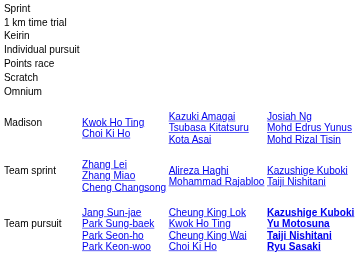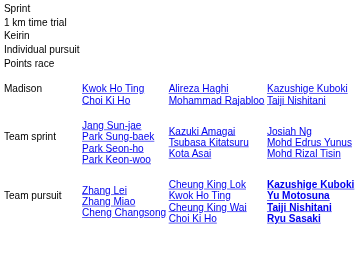- row: (21, 78)
- row: (23, 91)
(209, 128) Kazuki Amagai Tsubasa Kitatsuru Kota Asai -> (217, 95) Alireza Haghi Mohammad Rajabloo
(309, 128) Josiah Ng Mohd Edrus Yunus Mohd Rizal Tisin -> (307, 95) Kazushige Kuboki Taiji Nishitani
(124, 176) Zhang Lei Zhang Miao Cheng Changsong -> (118, 142) Jang Sun-jae Park Sung-baek Park Seon-ho Park Keon-woo
(217, 176) Alireza Haghi Mohammad Rajabloo -> (209, 142) Kazuki Amagai Tsubasa Kitatsuru Kota Asai
(307, 176) Kazushige Kuboki Taiji Nishitani -> (309, 142) Josiah Ng Mohd Edrus Yunus Mohd Rizal Tisin
(118, 229) Jang Sun-jae Park Sung-baek Park Seon-ho Park Keon-woo -> (124, 202) Zhang Lei Zhang Miao Cheng Changsong
